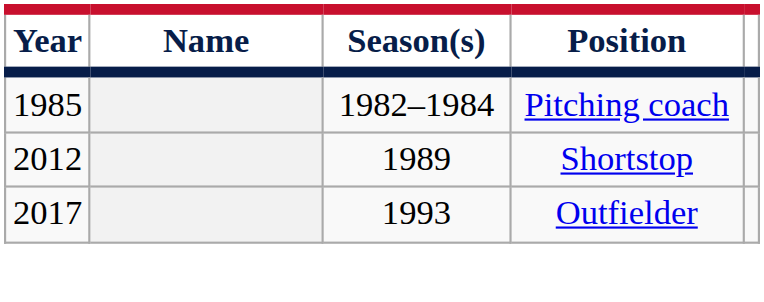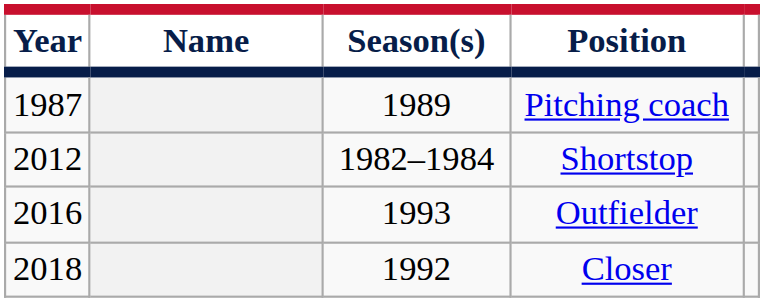(48, 103) 1985 -> (48, 103) 1987
(416, 103) 1982–1984 -> (416, 103) 1989
(416, 158) 1989 -> (416, 158) 1982–1984
(48, 213) 2017 -> (48, 213) 2016
+ row: (627, 268)
